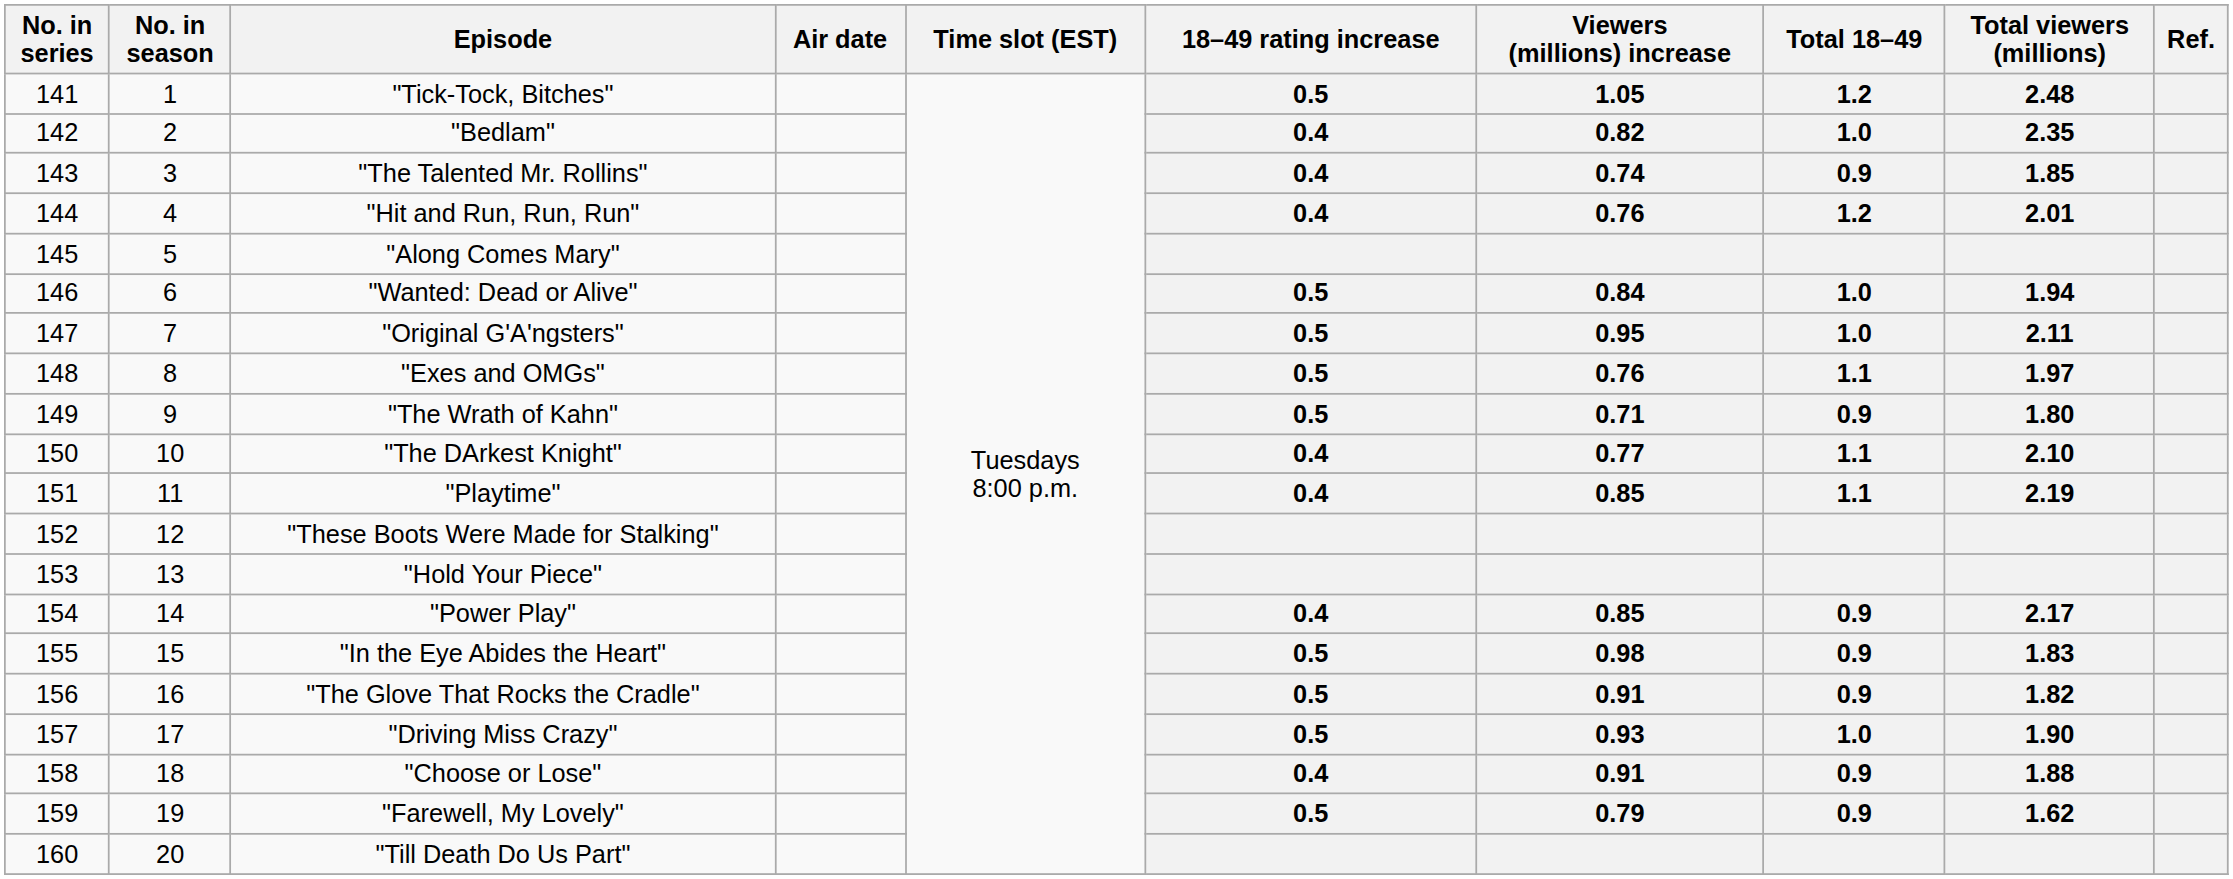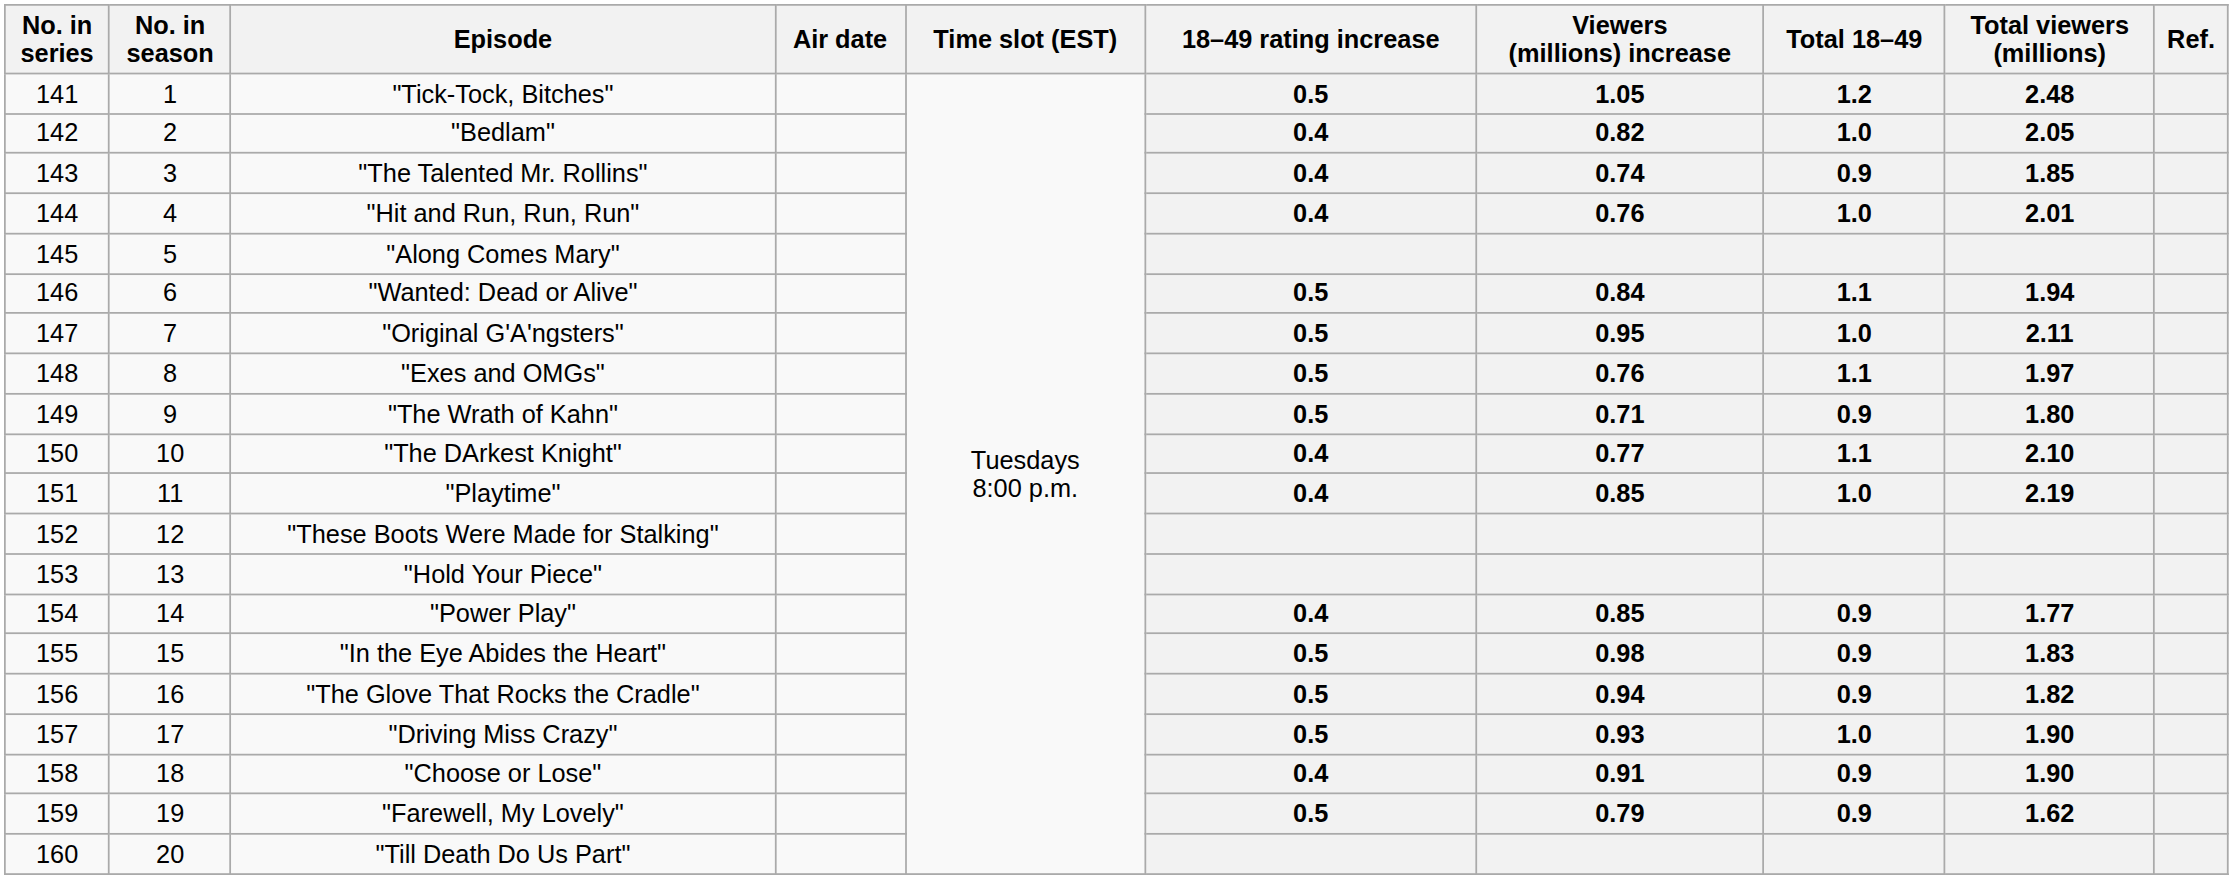(2050, 134) 2.35 -> (2050, 134) 2.05
(1854, 214) 1.2 -> (1854, 214) 1.0
(1854, 294) 1.0 -> (1854, 294) 1.1
(1854, 494) 1.1 -> (1854, 494) 1.0
(2050, 614) 2.17 -> (2050, 614) 1.77
(1620, 694) 0.91 -> (1620, 694) 0.94
(2050, 774) 1.88 -> (2050, 774) 1.90
